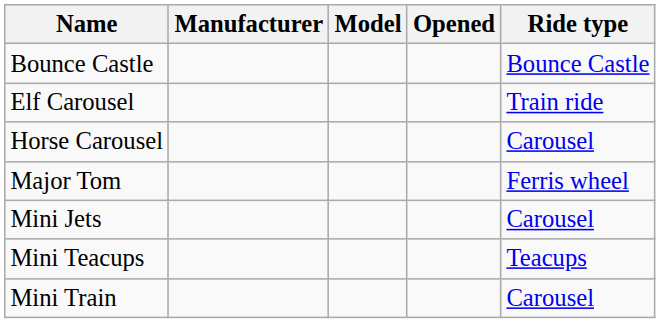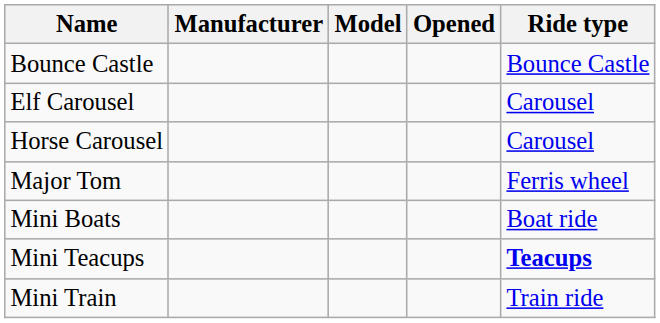(555, 102) Train ride -> (550, 102) Carousel
+ row: (66, 219)
- row: (56, 219)
(547, 258) normal -> (549, 258) bold
(550, 297) Carousel -> (555, 297) Train ride
